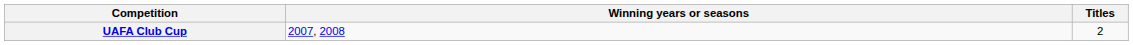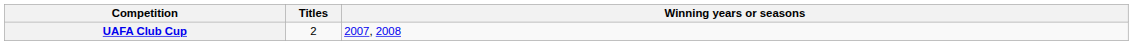columns swapped: (1100, 13) <-> (679, 13)
